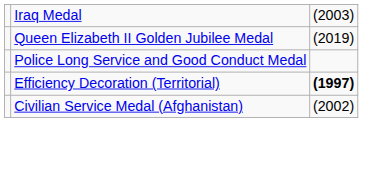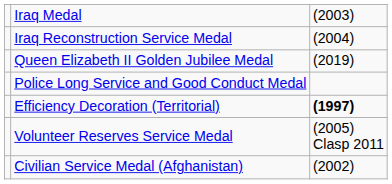+ row: (123, 38)
+ row: (124, 136)
